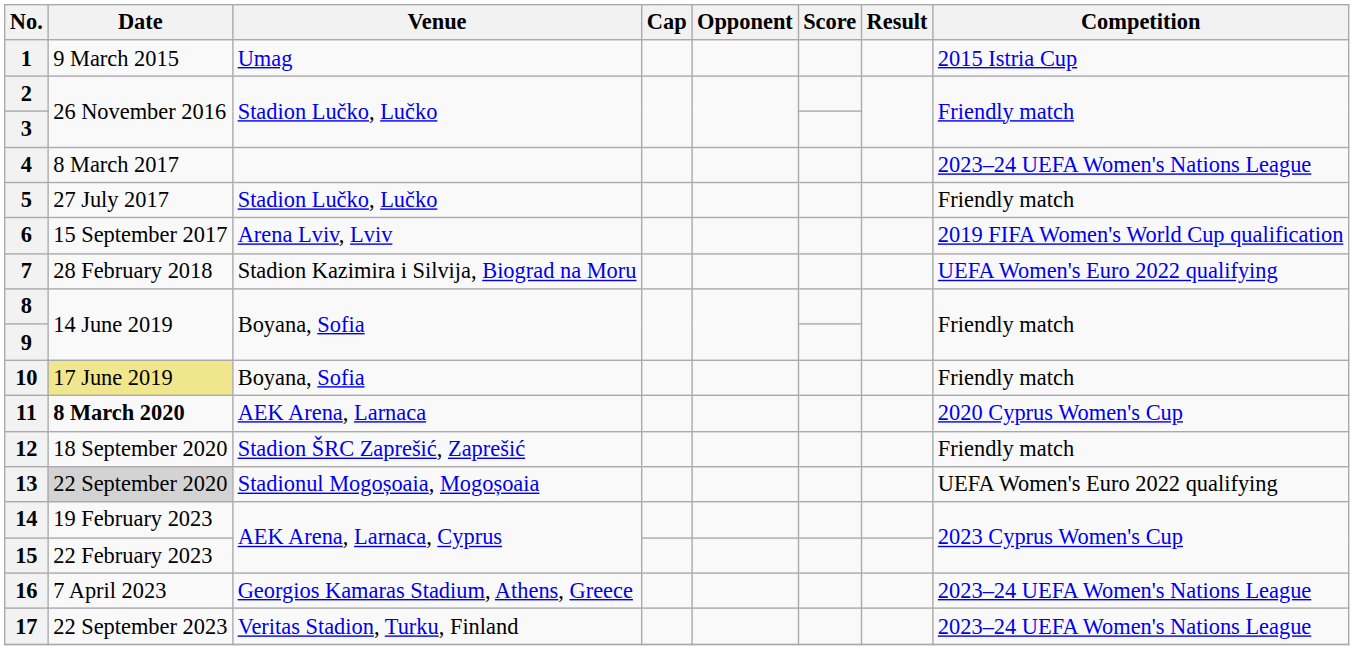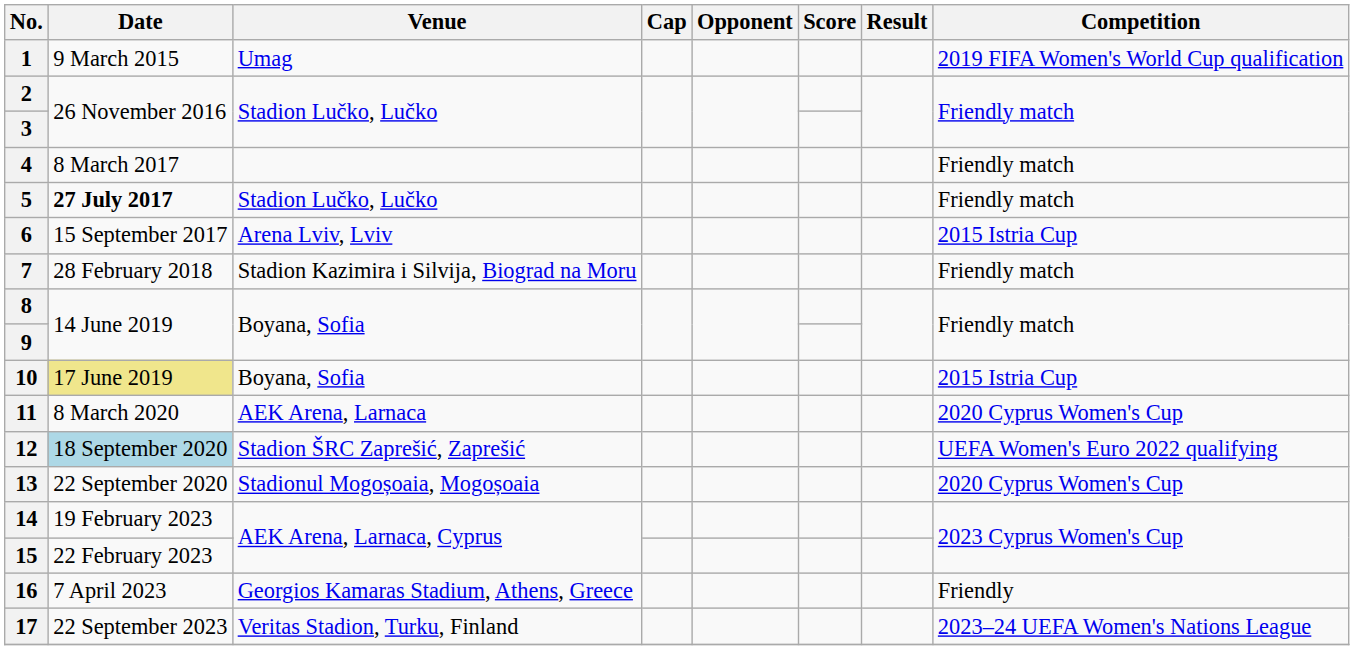(1008, 57) 2015 Istria Cup -> (1141, 57) 2019 FIFA Women's World Cup qualification
(1125, 164) 2023–24 UEFA Women's Nations League -> (1006, 164) Friendly match
(111, 199) normal -> (113, 199) bold
(1141, 235) 2019 FIFA Women's World Cup qualification -> (1008, 235) 2015 Istria Cup
(1108, 270) UEFA Women's Euro 2022 qualifying -> (1006, 270) Friendly match
(1006, 377) Friendly match -> (1008, 377) 2015 Istria Cup
(119, 413) bold -> (116, 413) normal
(140, 448) no background -> (140, 448) lightblue background
(1006, 448) Friendly match -> (1108, 448) UEFA Women's Euro 2022 qualifying
(140, 484) lightgrey background -> (140, 484) no background
(1108, 484) UEFA Women's Euro 2022 qualifying -> (1060, 484) 2020 Cyprus Women's Cup
(1125, 590) 2023–24 UEFA Women's Nations League -> (976, 590) Friendly
